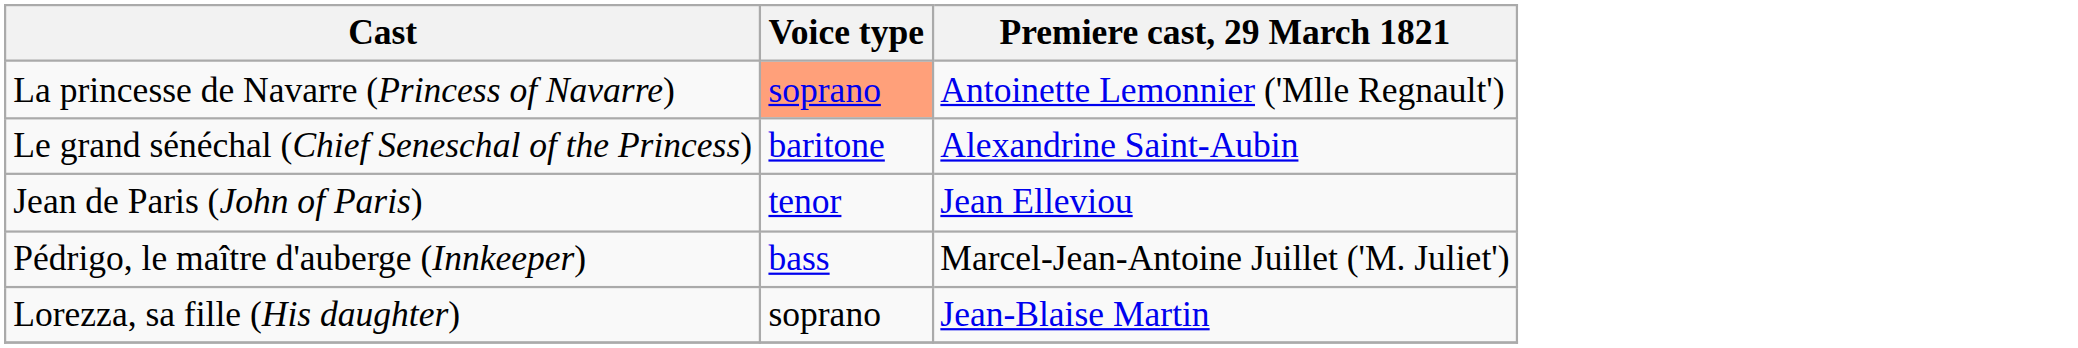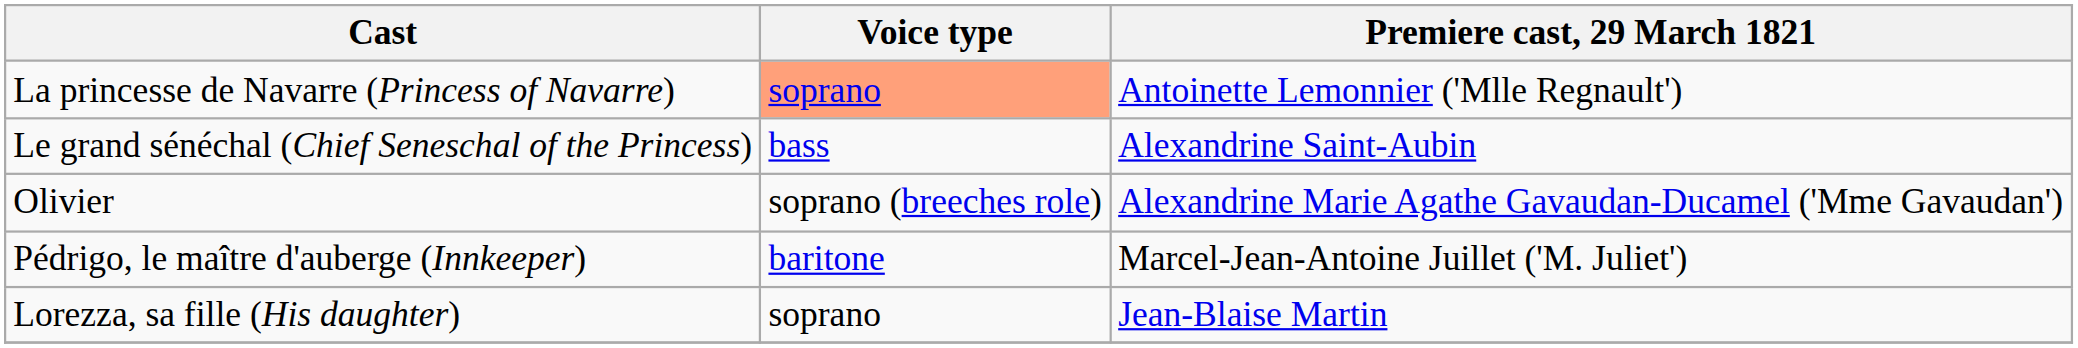(827, 145) baritone -> (799, 145) bass
- row: (218, 201)
+ row: (64, 201)
(799, 257) bass -> (827, 257) baritone
